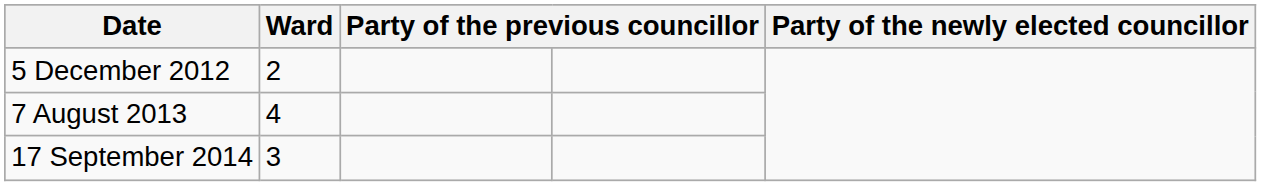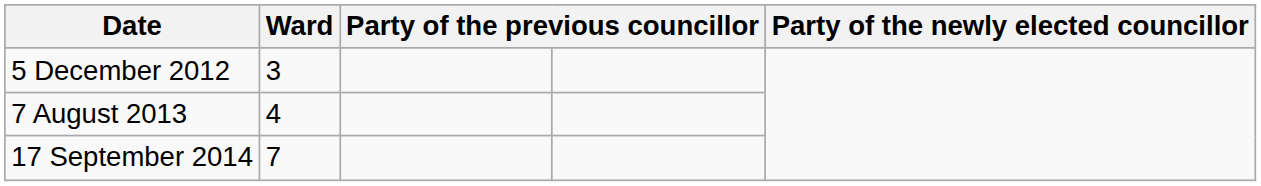(273, 69) 2 -> (273, 69) 3
(273, 157) 3 -> (273, 157) 7
